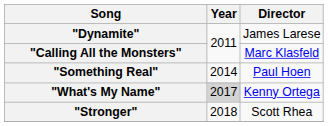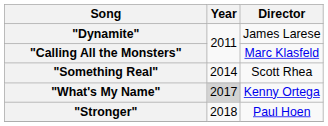(282, 72) Paul Hoen -> (282, 72) Scott Rhea
(282, 111) Scott Rhea -> (282, 111) Paul Hoen
